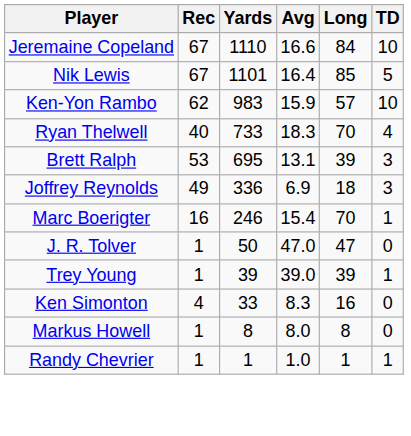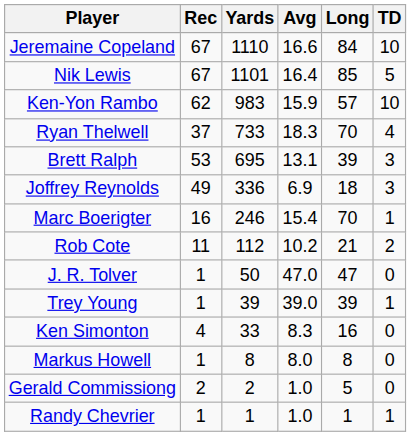(199, 132) 40 -> (201, 132) 37
+ row: (92, 246)
+ row: (92, 388)
